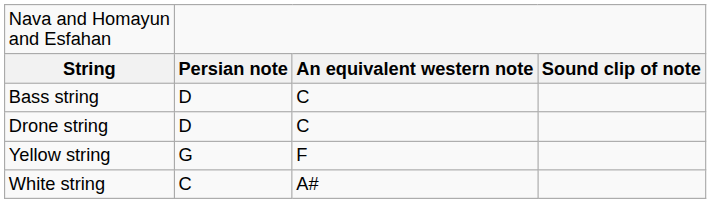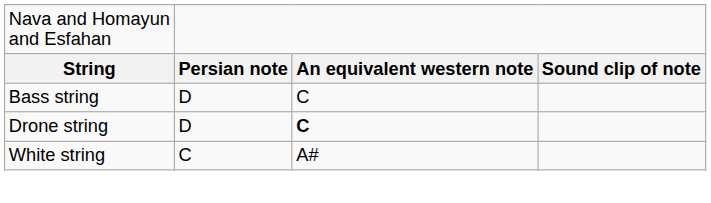(303, 126) normal -> (303, 126) bold
- row: (60, 155)
